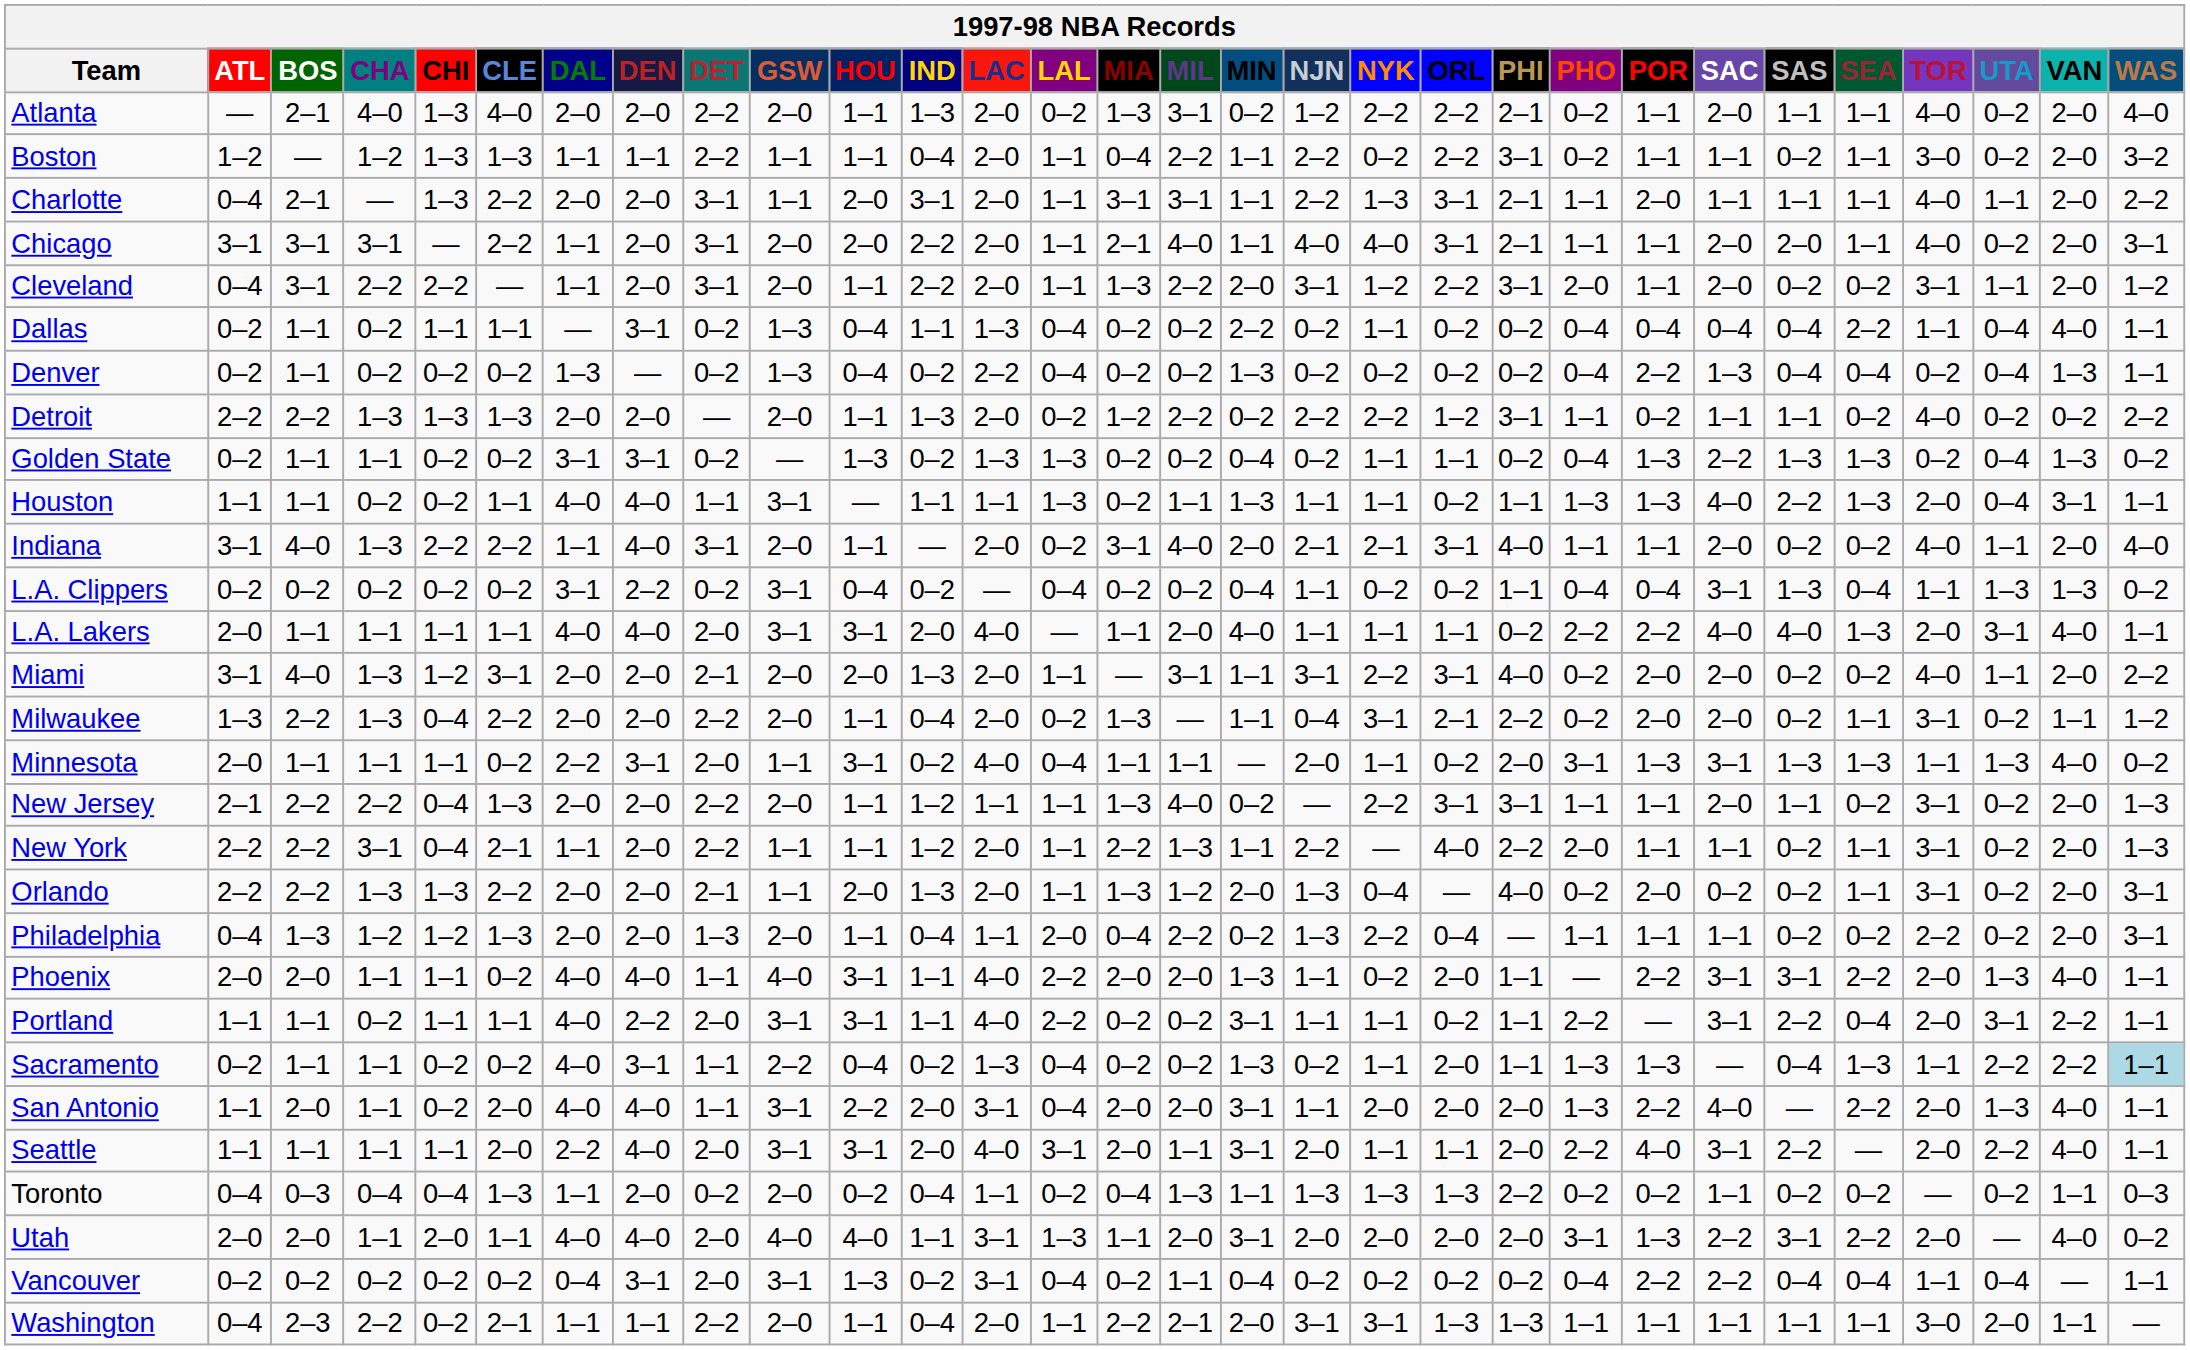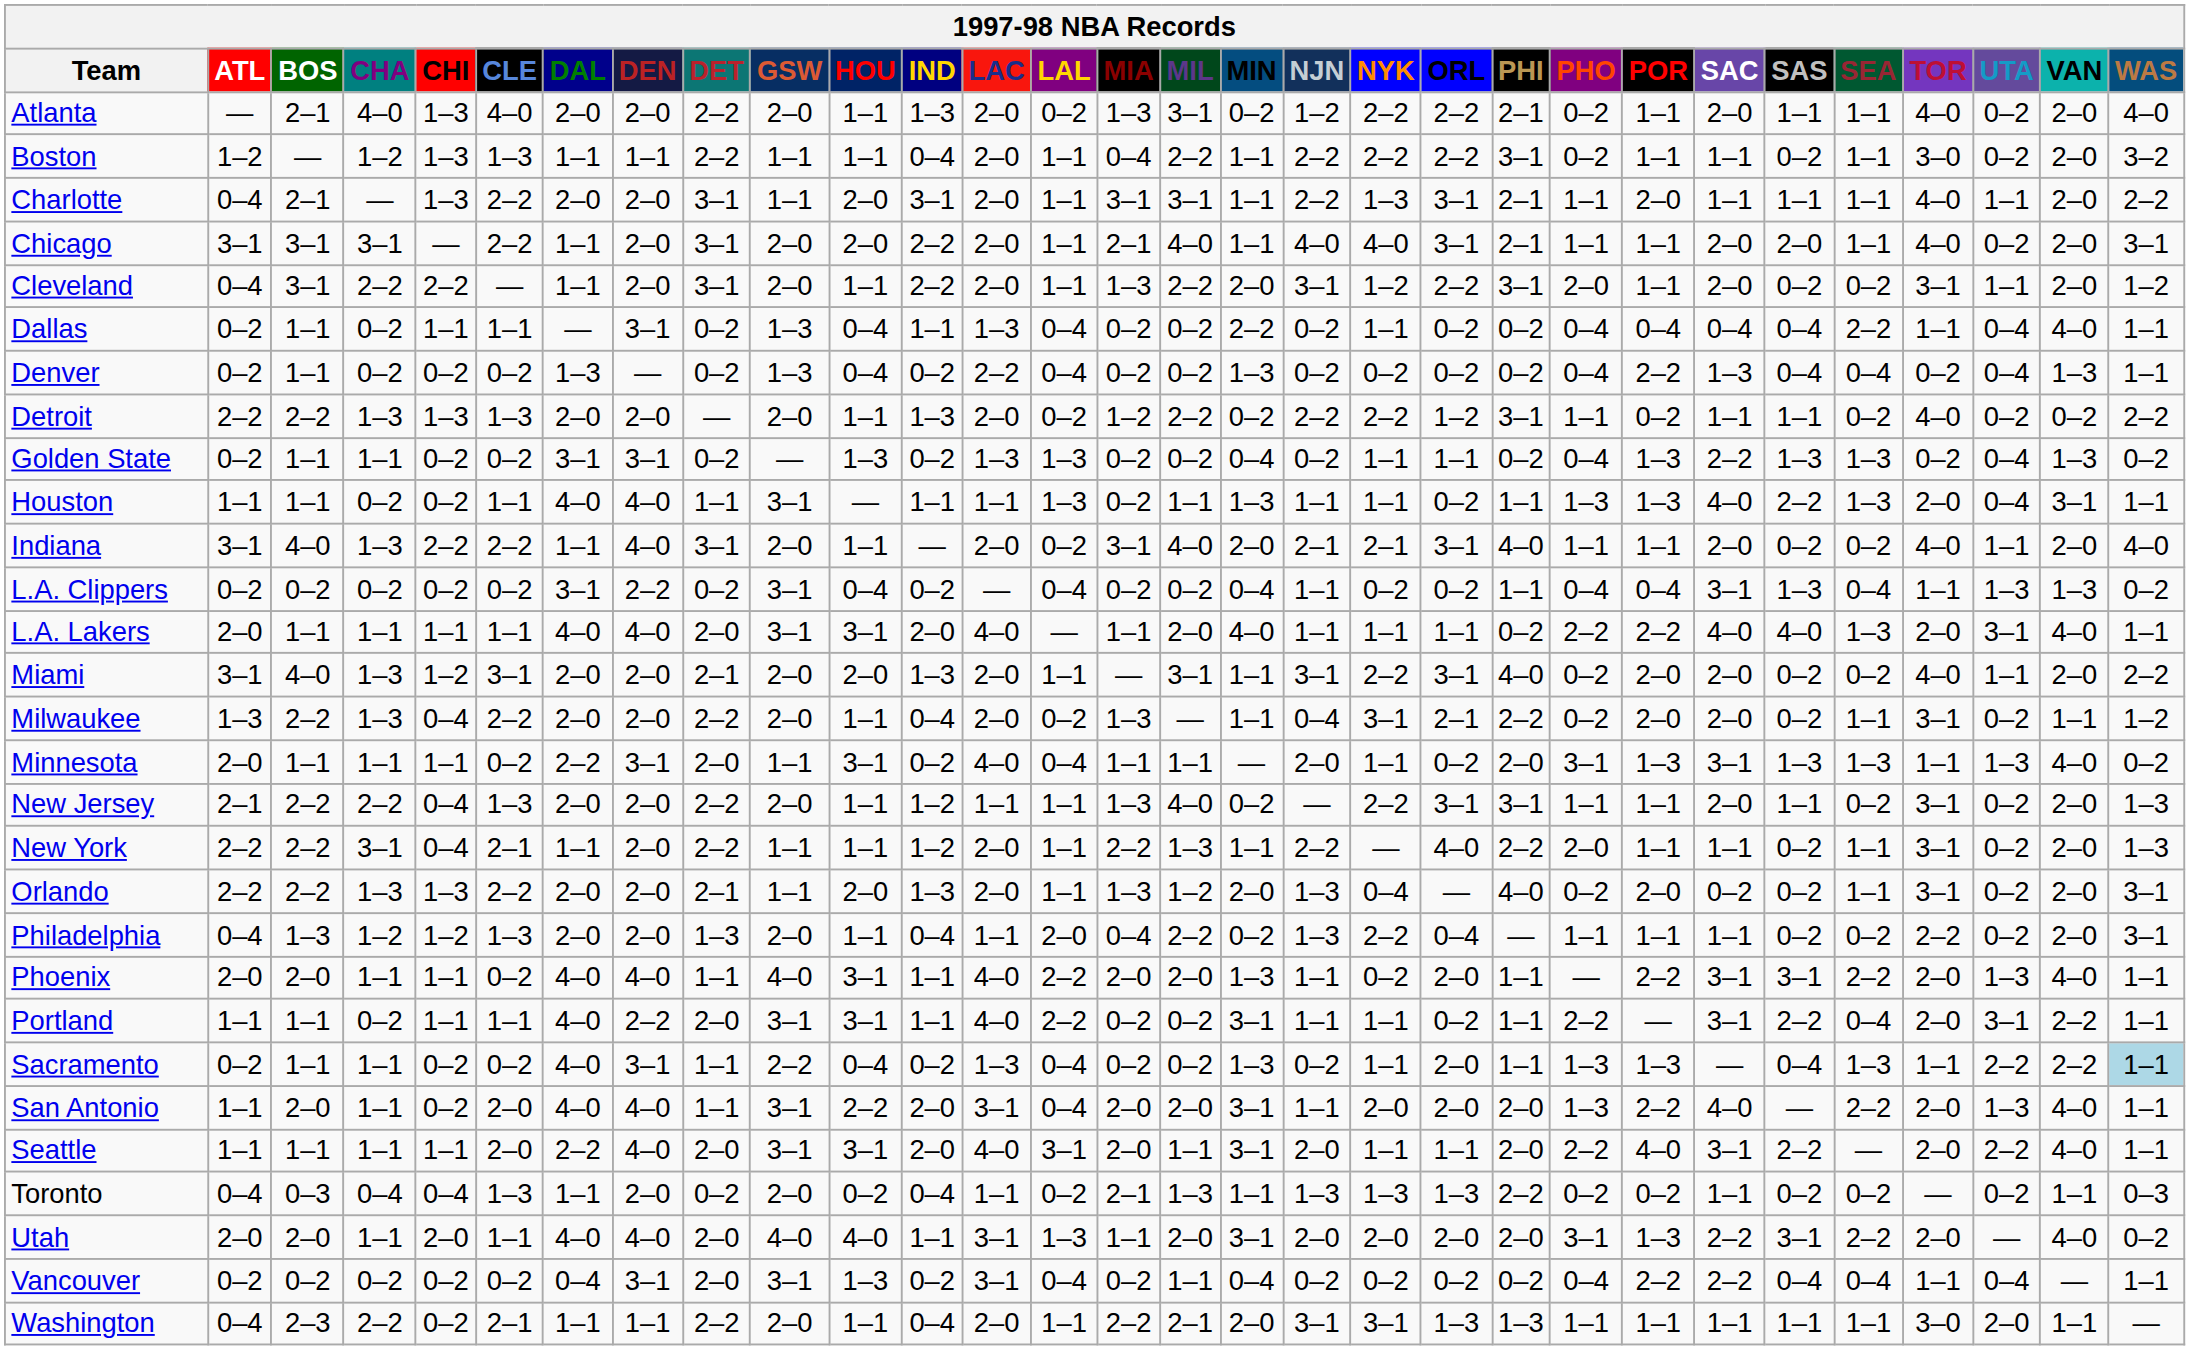(1386, 157) 0–2 -> (1386, 157) 2–2
(1129, 1194) 0–4 -> (1129, 1194) 2–1
